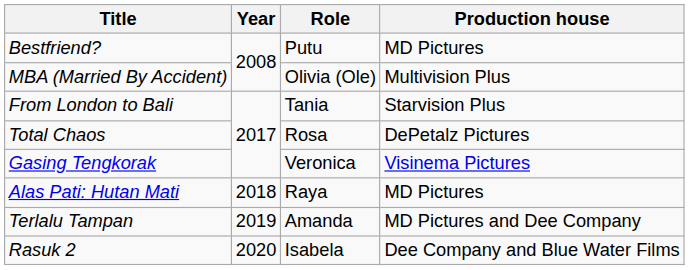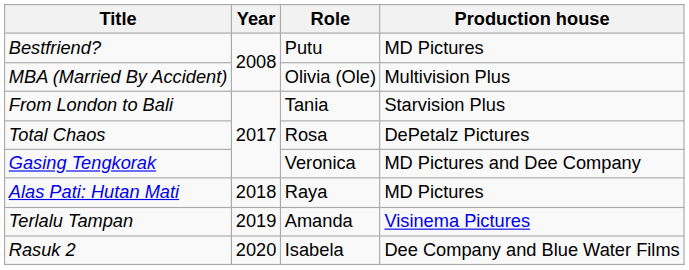(457, 163) Visinema Pictures -> (513, 163) MD Pictures and Dee Company
(513, 221) MD Pictures and Dee Company -> (457, 221) Visinema Pictures
